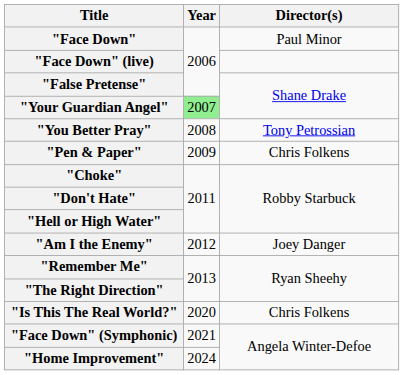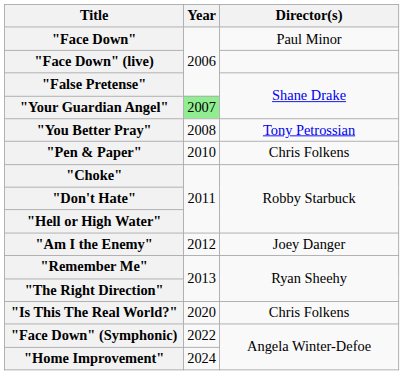(202, 152) 2009 -> (202, 152) 2010
(202, 335) 2021 -> (202, 335) 2022
